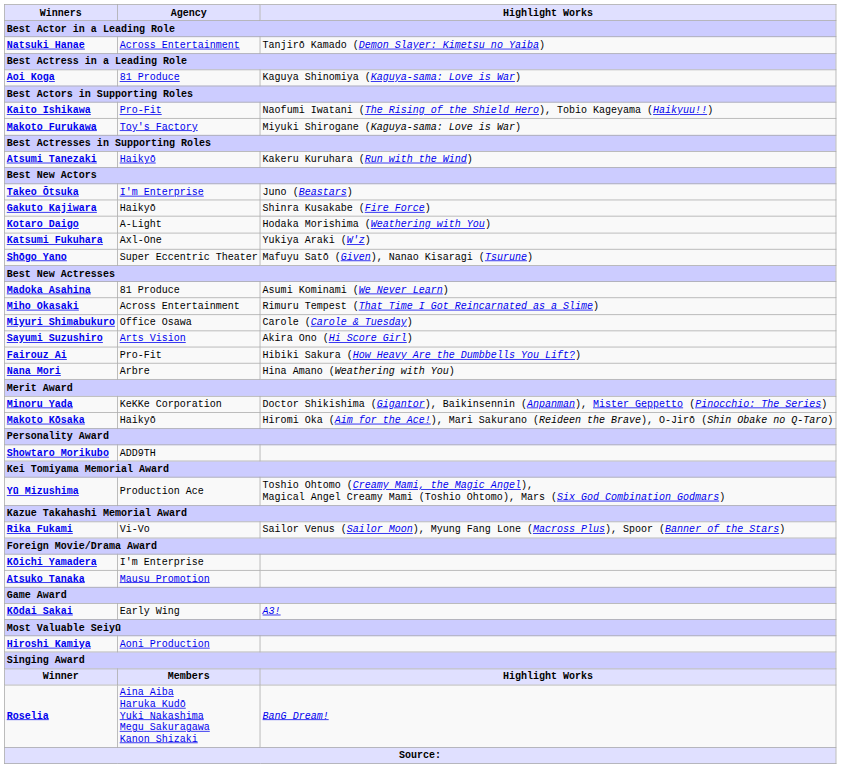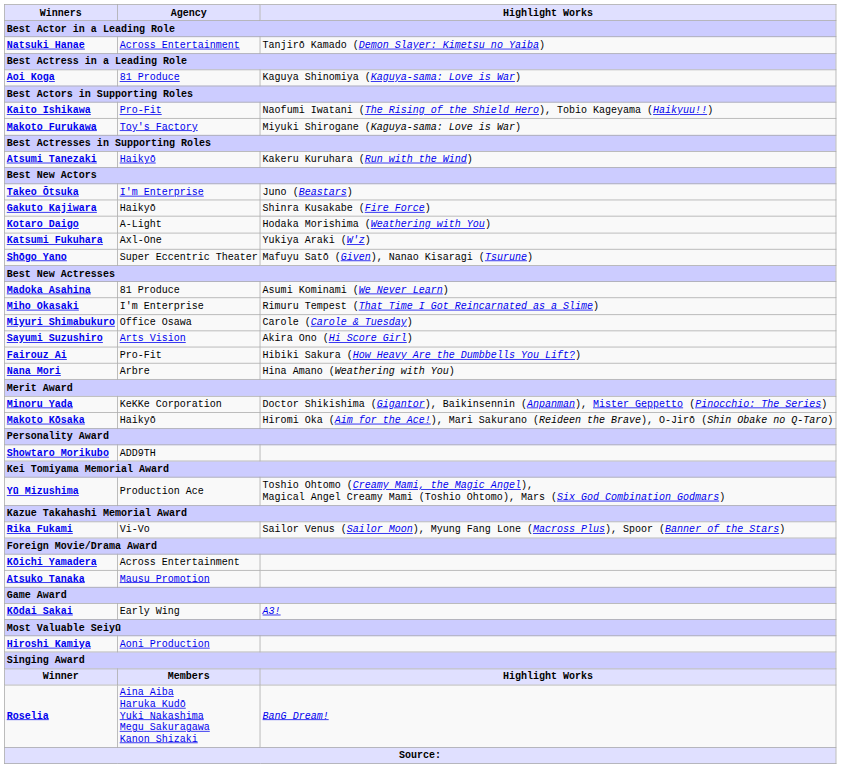(180, 306) Across Entertainment -> (162, 306) I'm Enterprise
(162, 562) I'm Enterprise -> (180, 562) Across Entertainment
